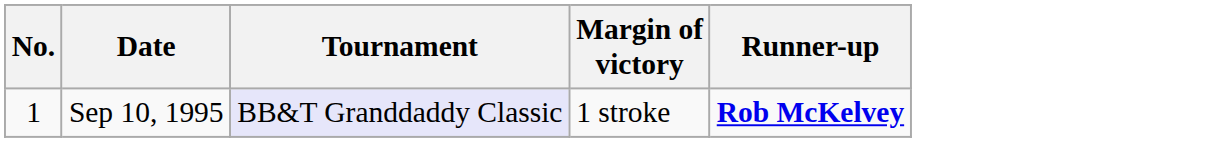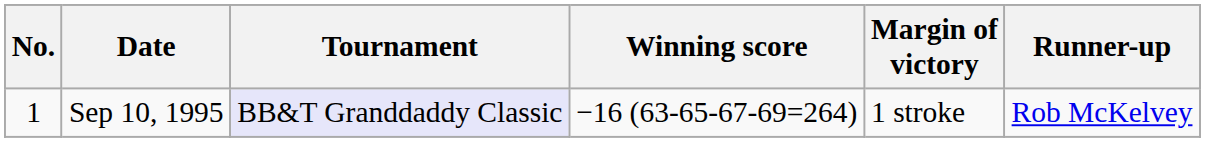+ column: (717, 46)
(810, 112) bold -> (1102, 112) normal
